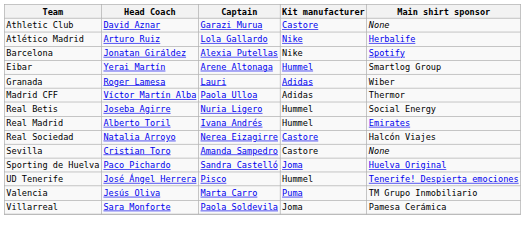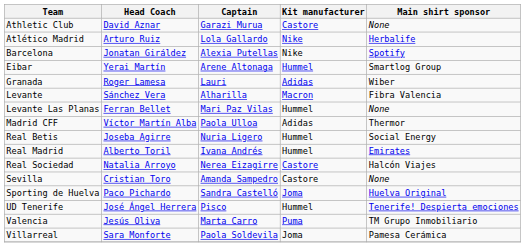+ row: (24, 95)
+ row: (53, 109)
